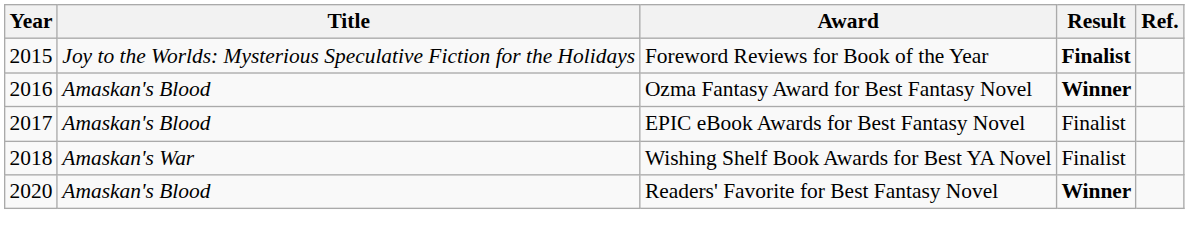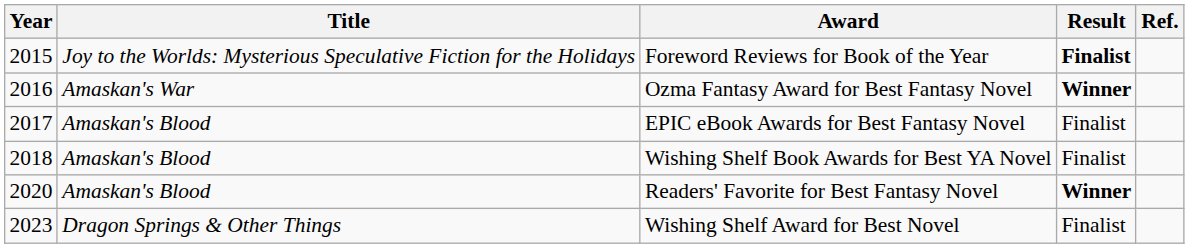(136, 89) Amaskan's Blood -> (128, 89) Amaskan's War
(128, 157) Amaskan's War -> (136, 157) Amaskan's Blood
+ row: (802, 225)
